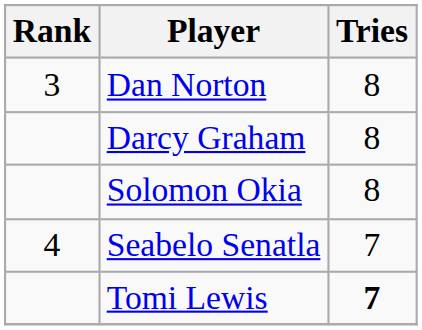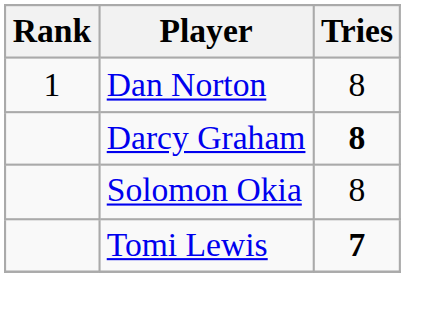(52, 84) 3 -> (52, 84) 1
(372, 137) normal -> (357, 137) bold
- row: (214, 244)
